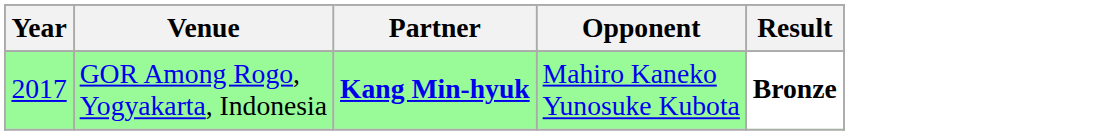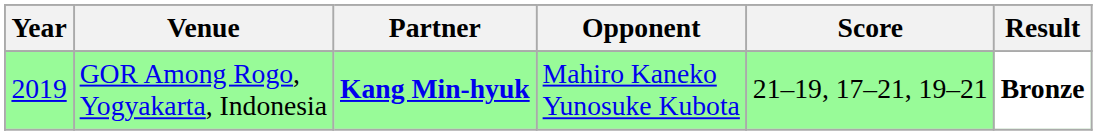+ column: (870, 27)
(39, 89) 2017 -> (39, 89) 2019
